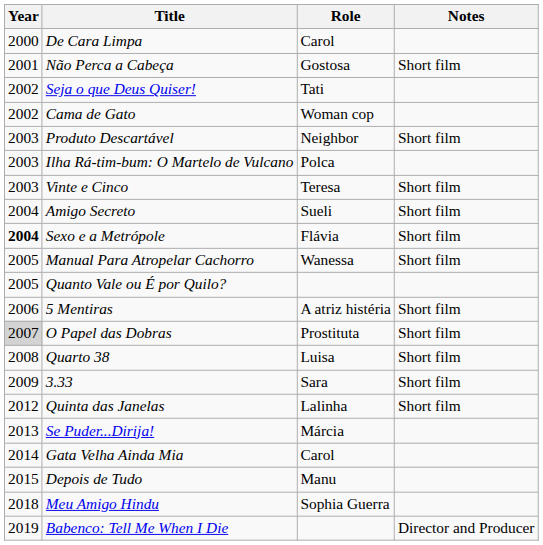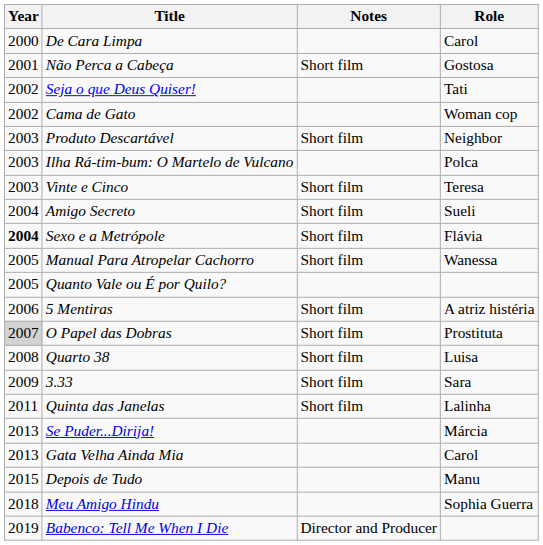columns swapped: (346, 16) <-> (466, 16)
(23, 406) 2012 -> (23, 406) 2011
(23, 455) 2014 -> (23, 455) 2013
